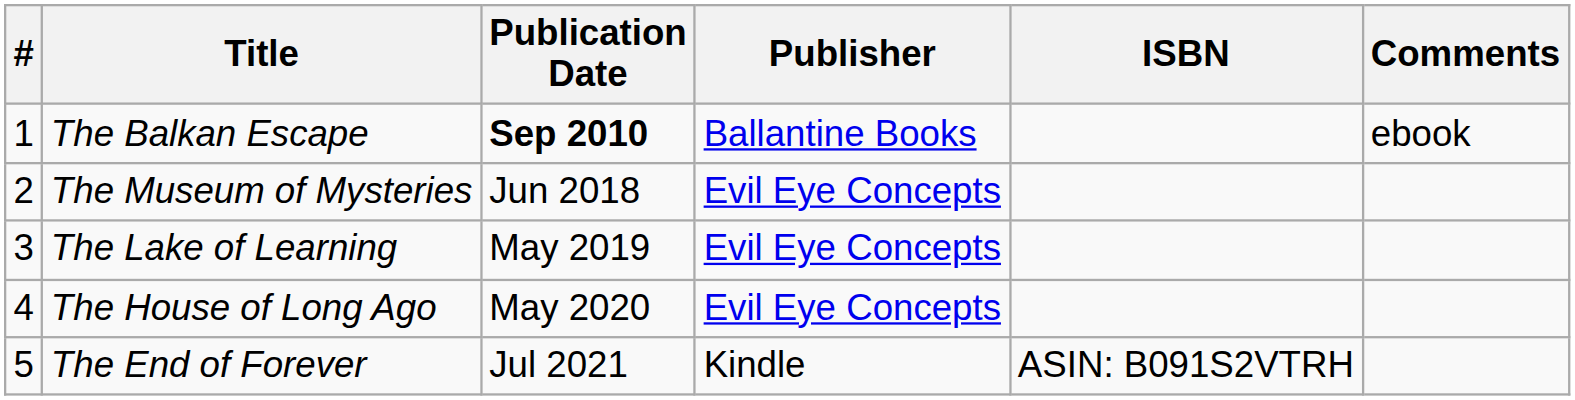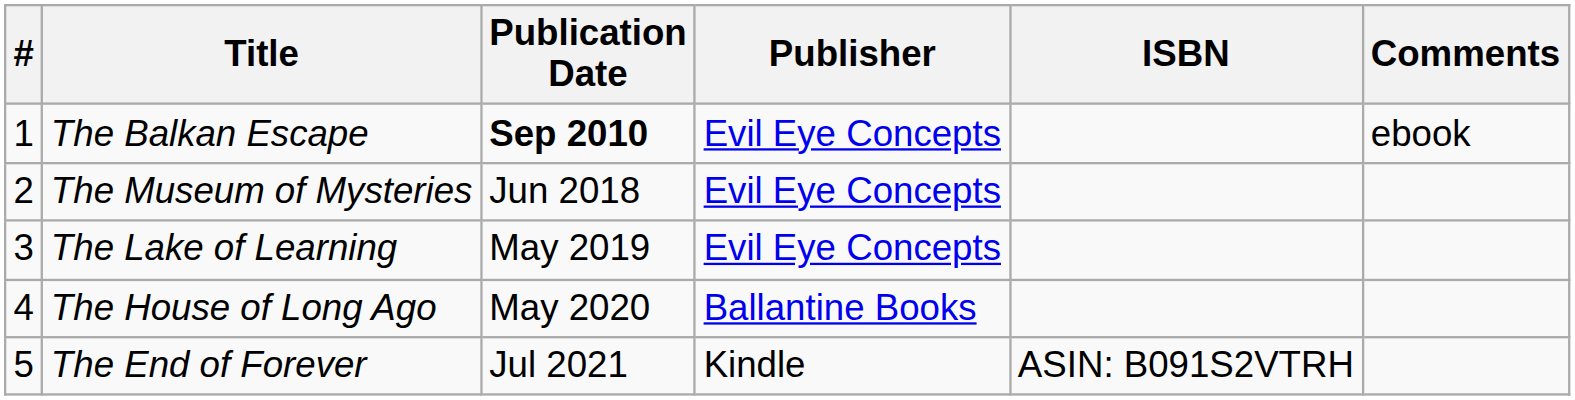(840, 132) Ballantine Books -> (852, 132) Evil Eye Concepts
(852, 307) Evil Eye Concepts -> (840, 307) Ballantine Books
